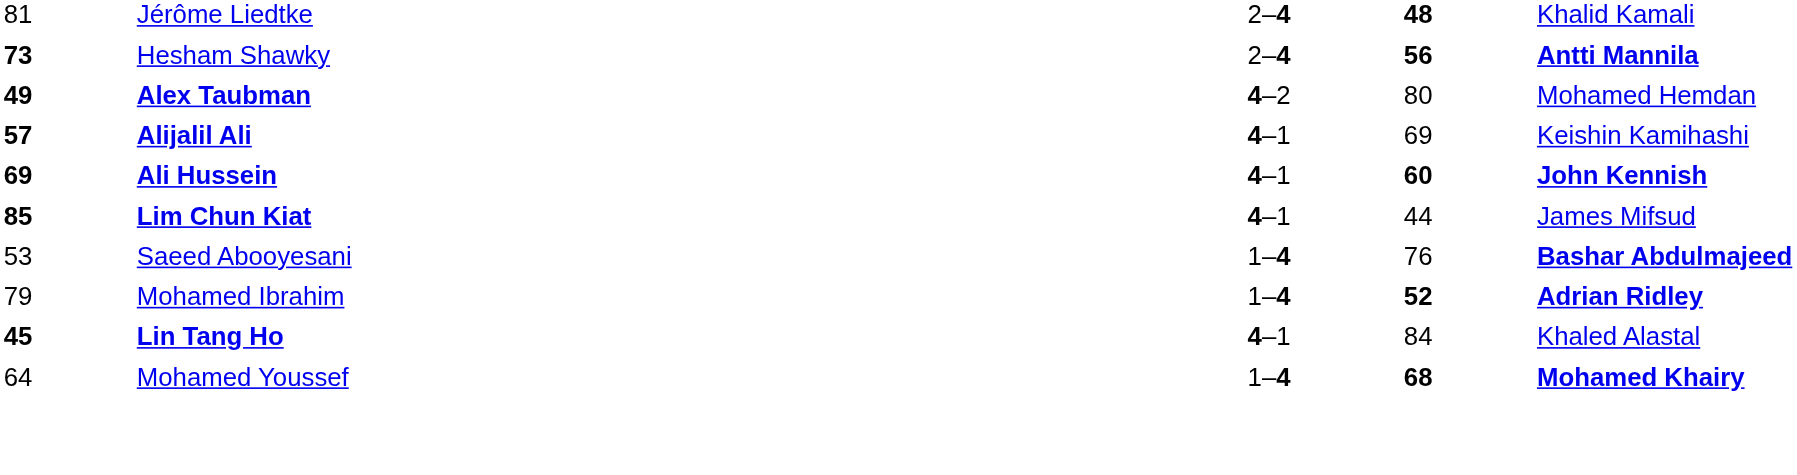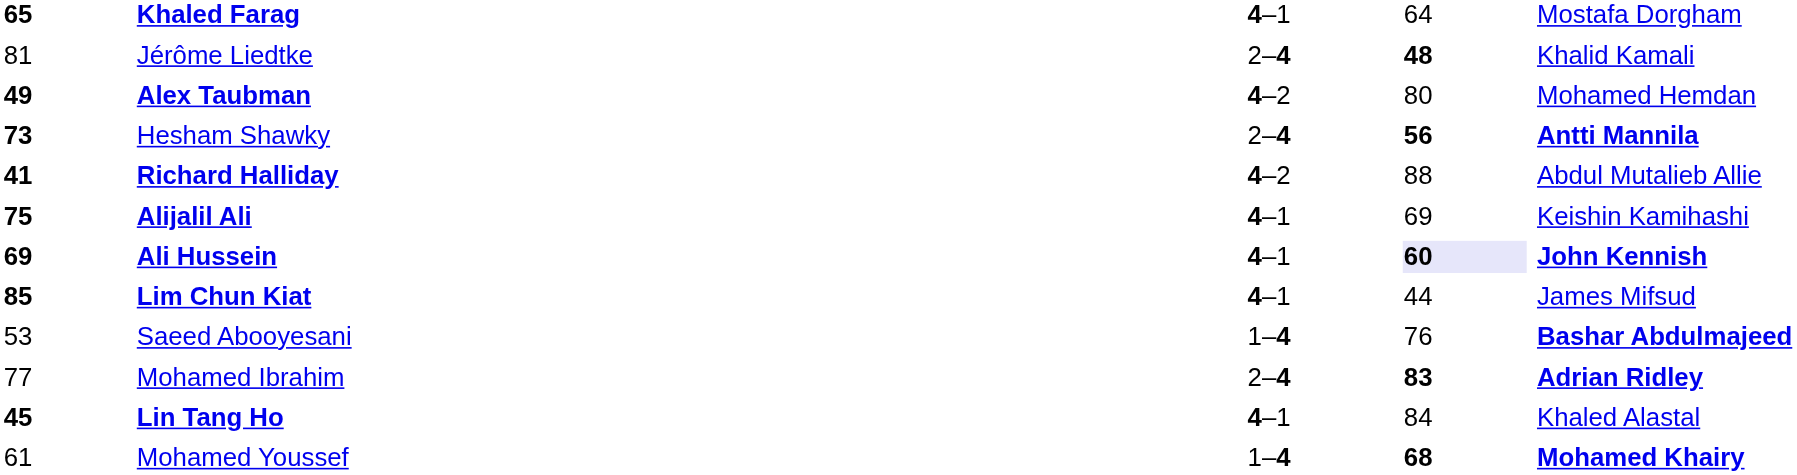+ row: (218, 15)
rows swapped: (224, 95) <-> (233, 55)
+ row: (238, 176)
(18, 135) 57 -> (18, 216) 75
(1418, 176) no background -> (1418, 256) lavender background
(18, 296) 79 -> (18, 377) 77
(1269, 296) 1–4 -> (1269, 377) 2–4
(1418, 296) 52 -> (1418, 377) 83
(18, 377) 64 -> (18, 457) 61
